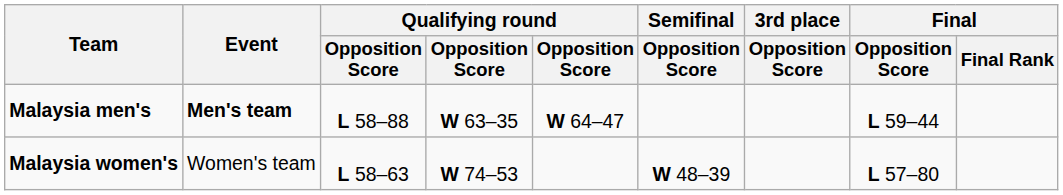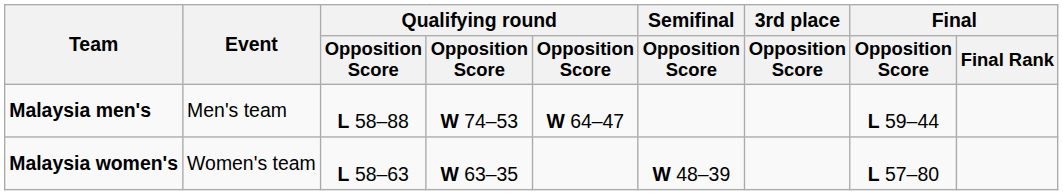(240, 111) bold -> (237, 111) normal
(479, 122) W 63–35 -> (479, 122) W 74–53
(479, 174) W 74–53 -> (479, 174) W 63–35
